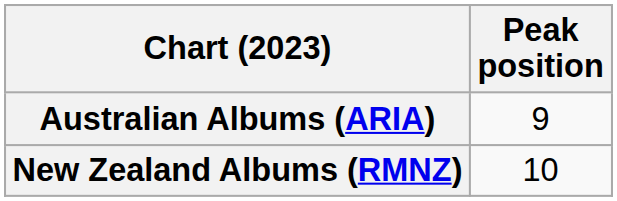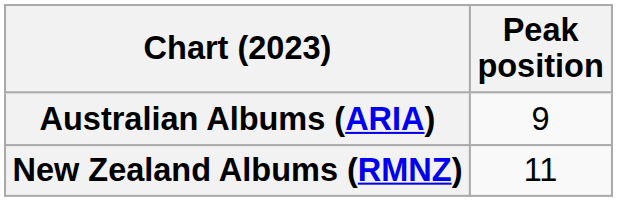(541, 169) 10 -> (541, 169) 11
